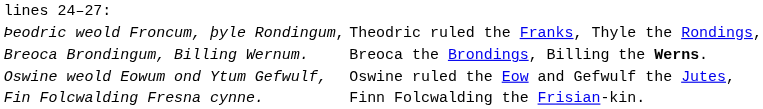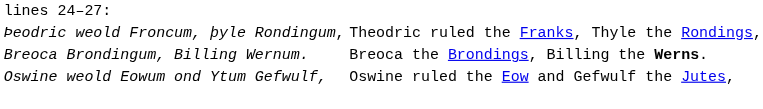- row: (134, 98)
